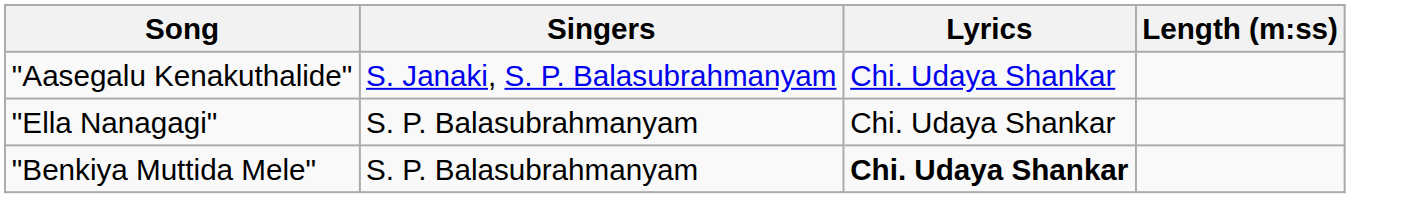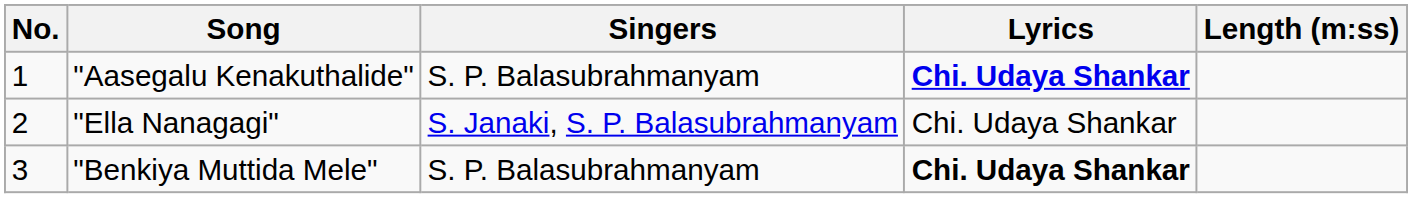+ column: (36, 29)
(601, 76) S. Janaki, S. P. Balasubrahmanyam -> (594, 76) S. P. Balasubrahmanyam
(983, 76) normal -> (1051, 76) bold
(532, 122) S. P. Balasubrahmanyam -> (663, 122) S. Janaki, S. P. Balasubrahmanyam
